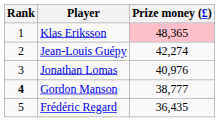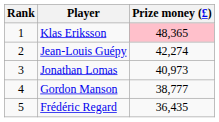(172, 70) 40,976 -> (172, 70) 40,973
(21, 88) bold -> (21, 88) normal
